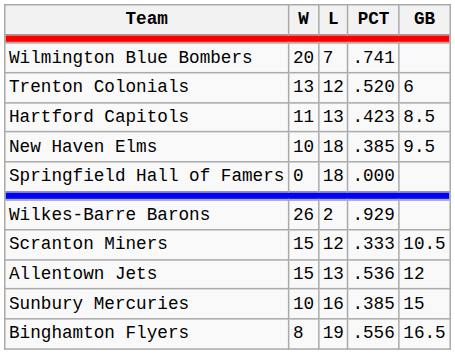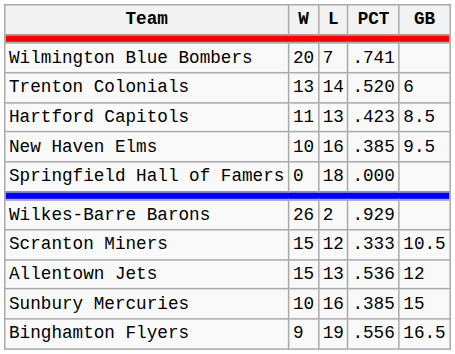(333, 87) 12 -> (333, 87) 14
(333, 147) 18 -> (333, 147) 16
(298, 333) 8 -> (298, 333) 9
